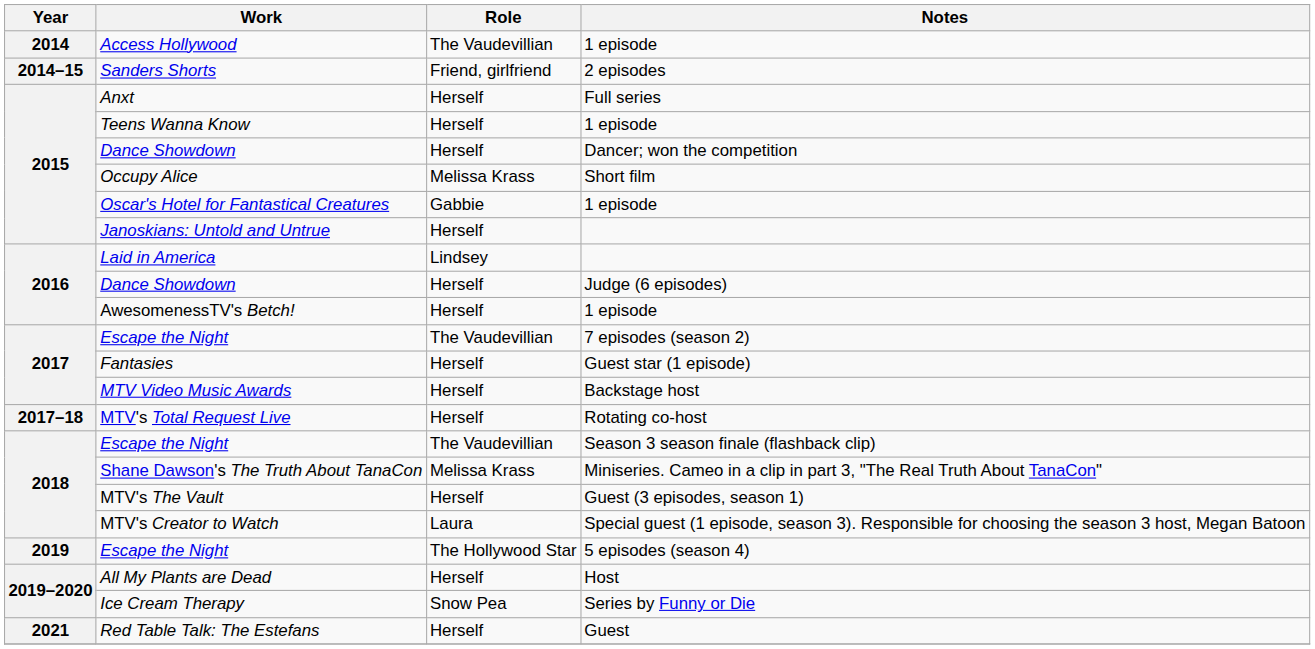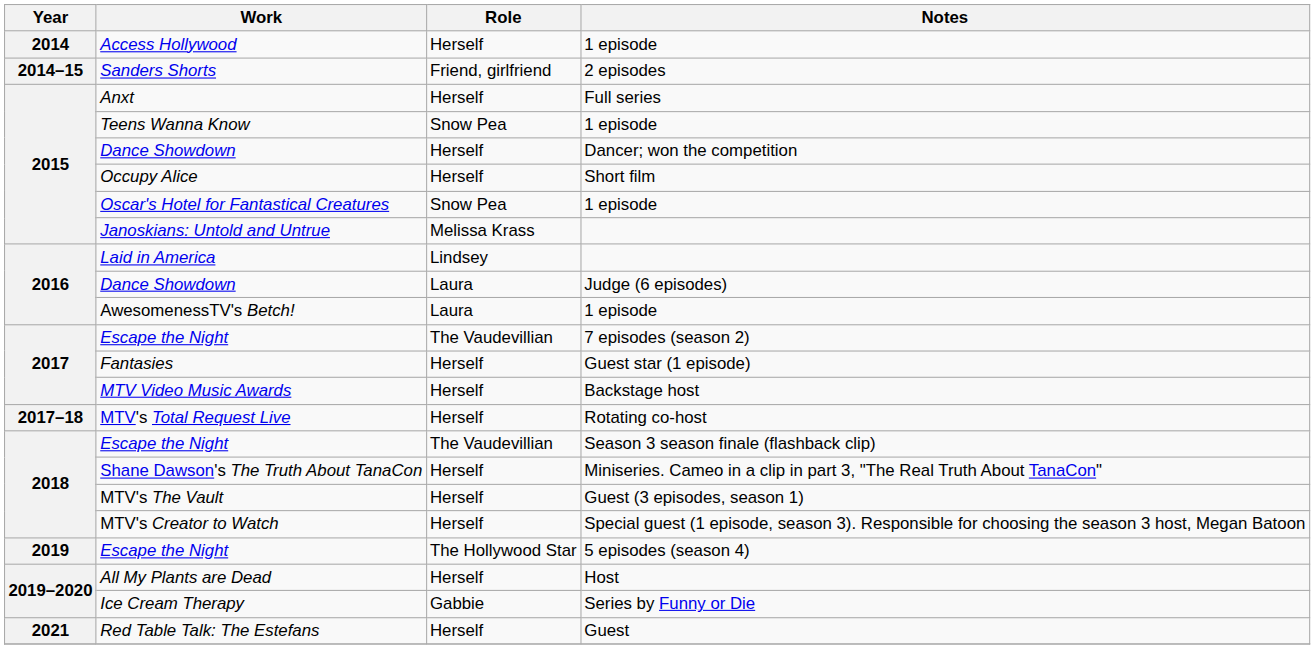(491, 44) The Vaudevillian -> (457, 44) Herself
(457, 124) Herself -> (468, 124) Snow Pea
(482, 177) Melissa Krass -> (457, 177) Herself
(457, 204) Gabbie -> (468, 204) Snow Pea
(457, 230) Herself -> (482, 230) Melissa Krass
(457, 284) Herself -> (451, 284) Laura
(457, 310) Herself -> (451, 310) Laura
(482, 470) Melissa Krass -> (457, 470) Herself
(451, 524) Laura -> (457, 524) Herself
(468, 603) Snow Pea -> (457, 603) Gabbie
